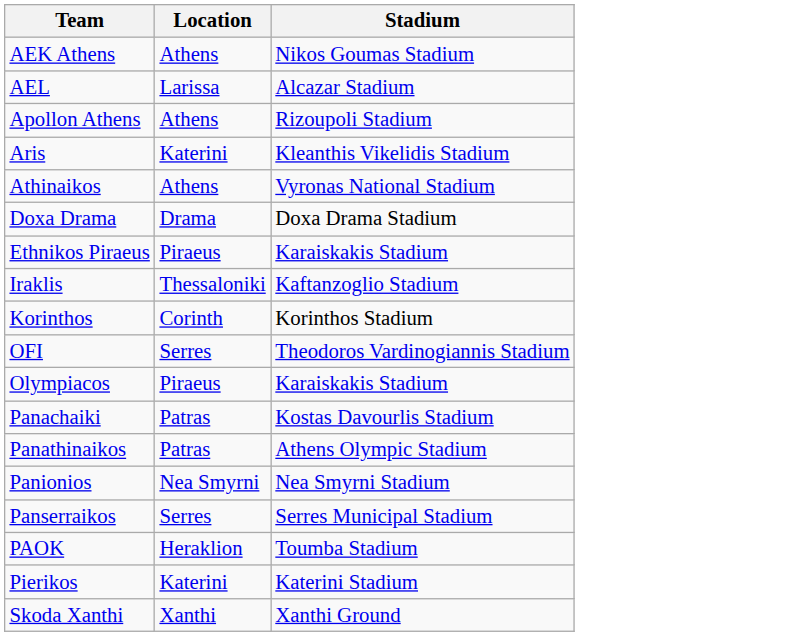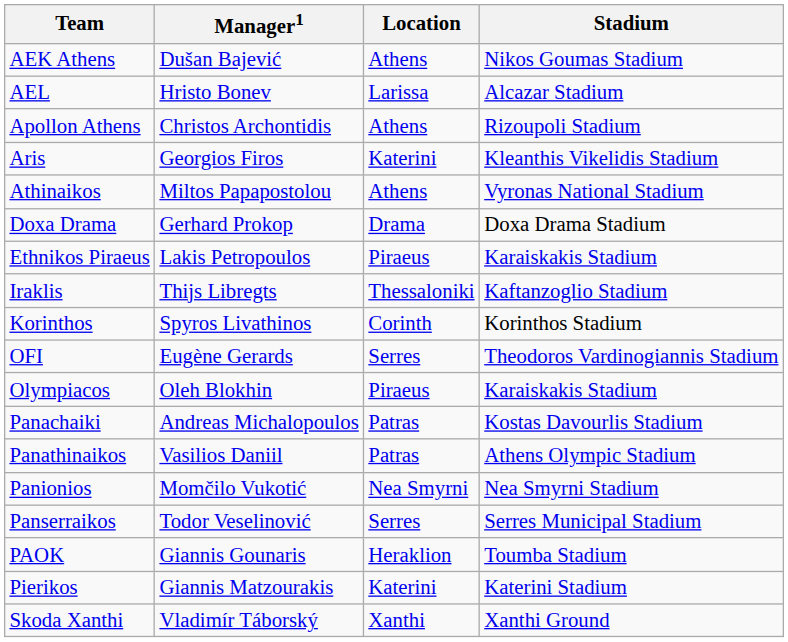+ column: (259, 23)
